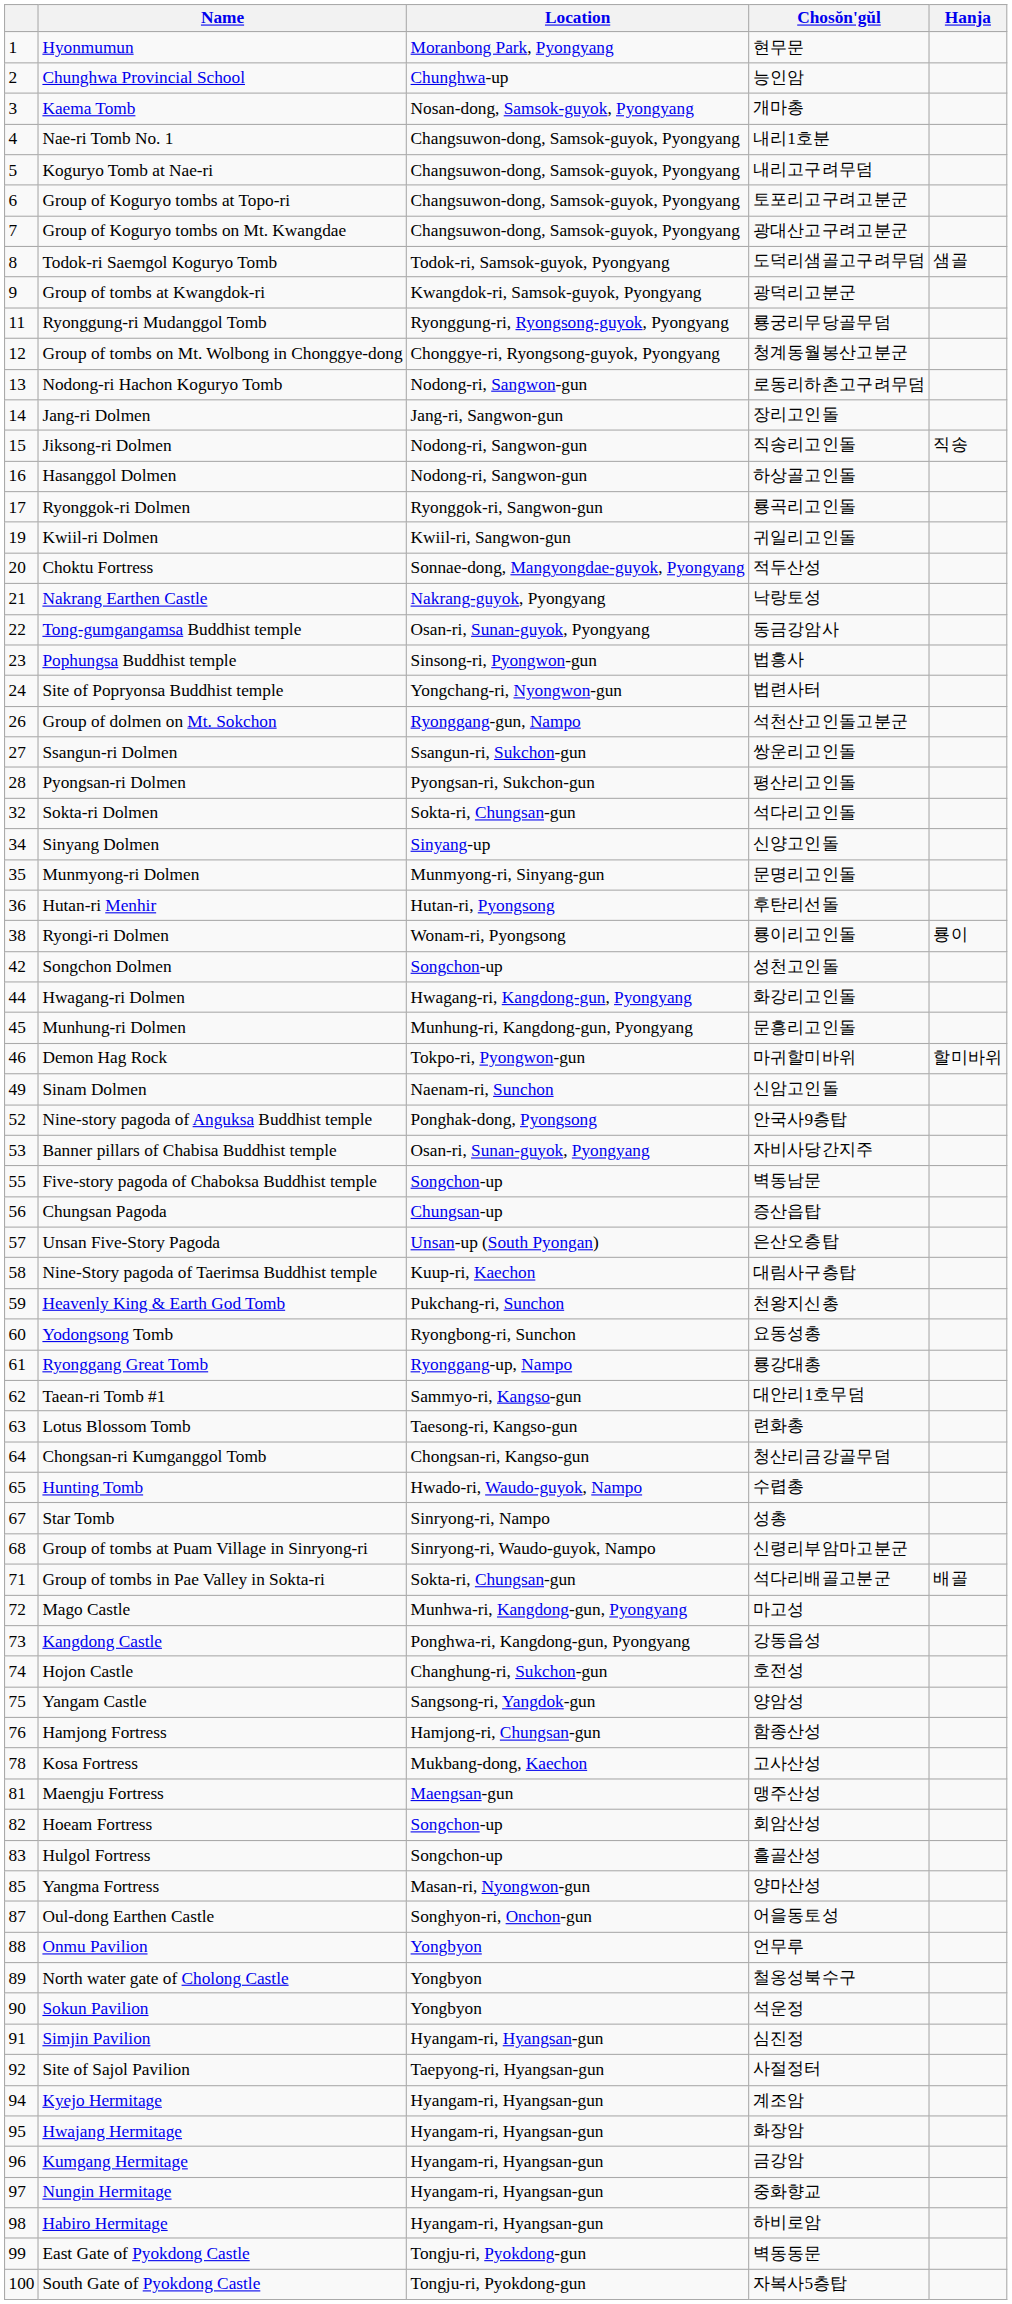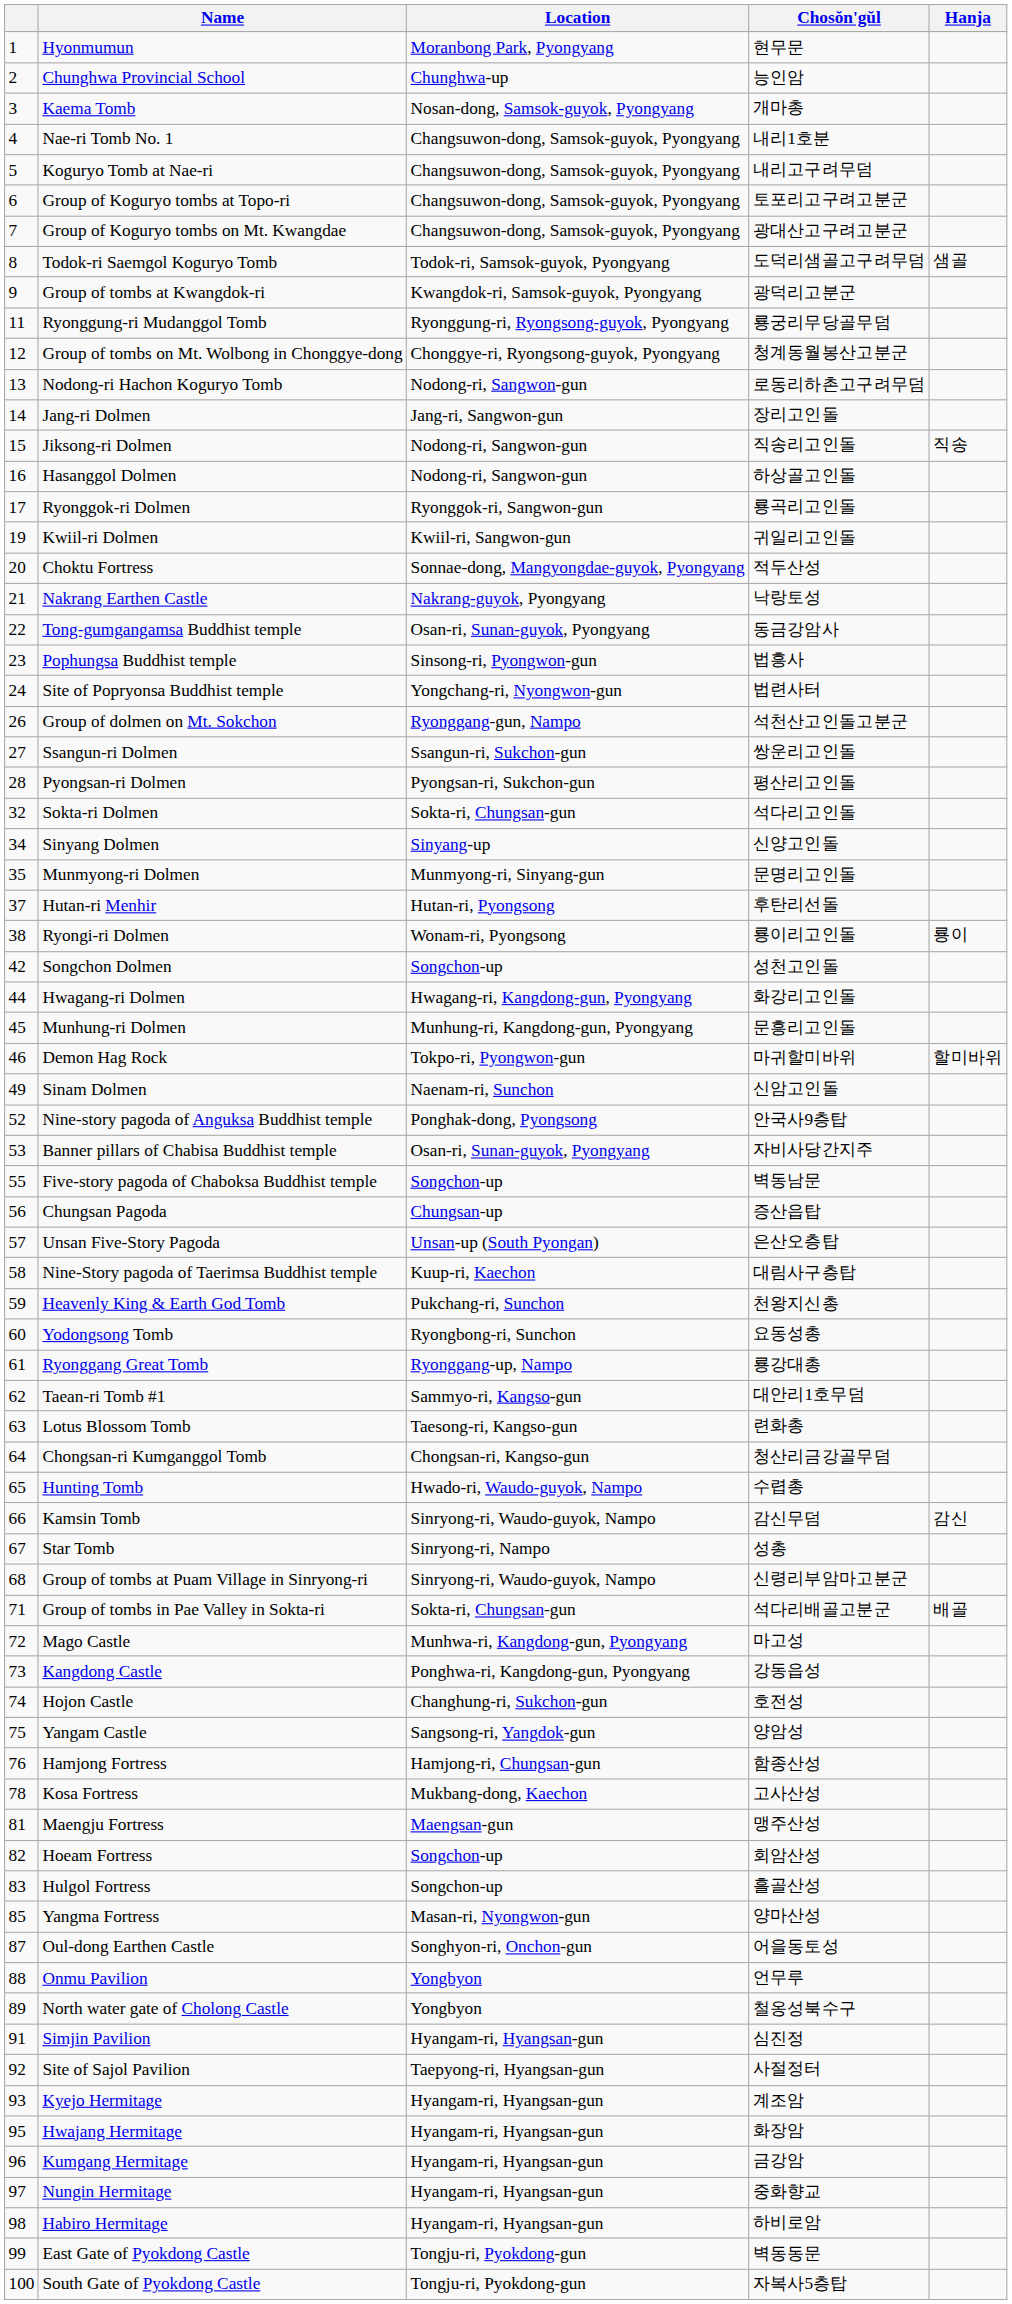(17, 905) 36 -> (17, 905) 37
+ row: (91, 1518)
- row: (95, 2008)
(17, 2100) 94 -> (17, 2100) 93
